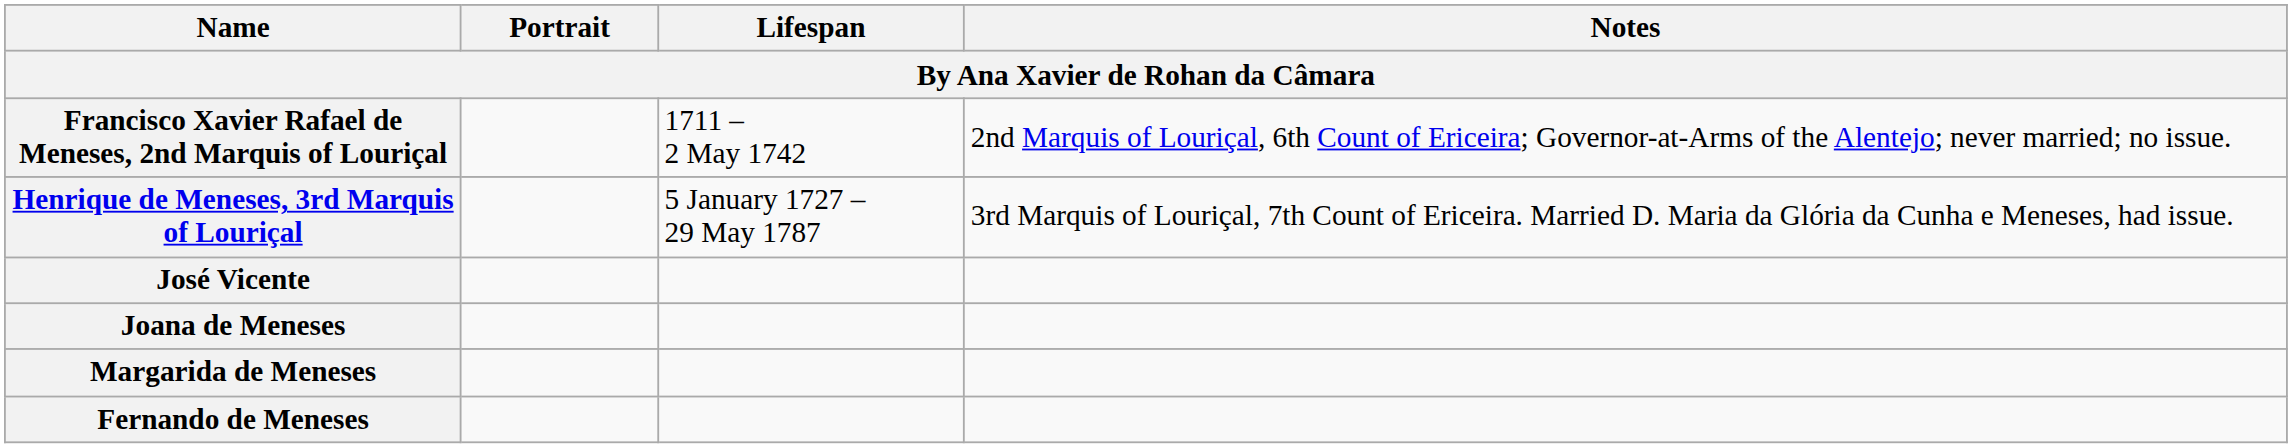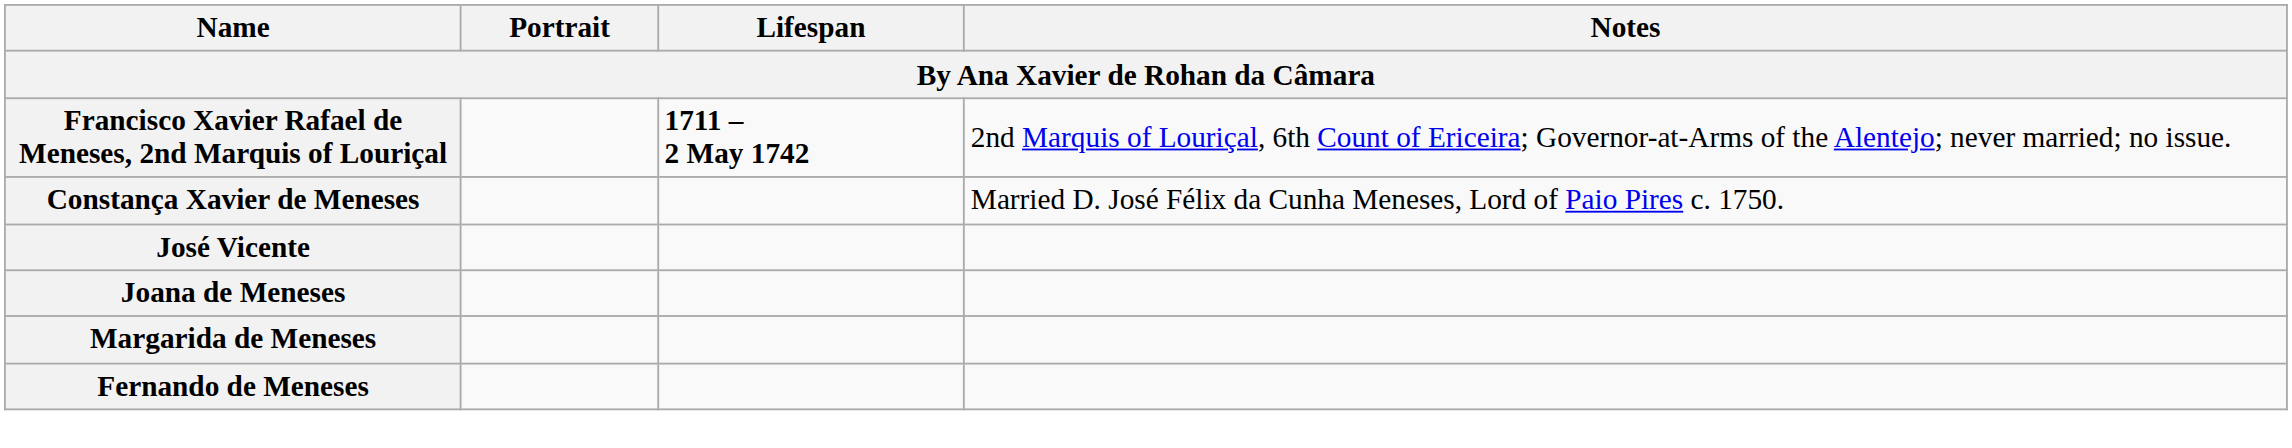(735, 137) normal -> (737, 137) bold
+ row: (233, 199)
- row: (233, 216)
